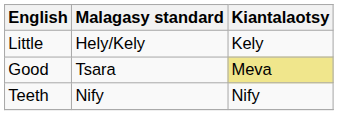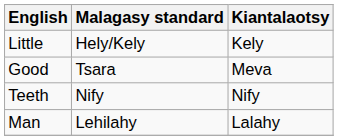(252, 69) khaki background -> (252, 69) no background
+ row: (24, 122)
